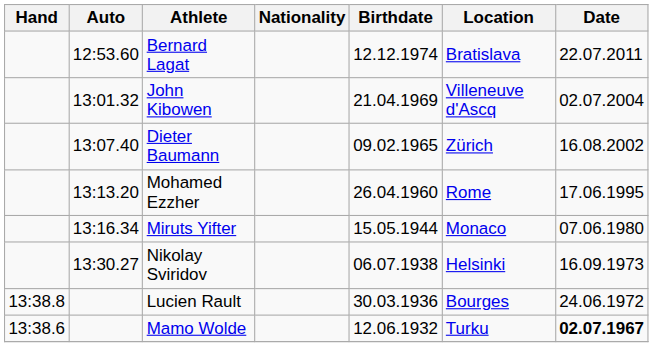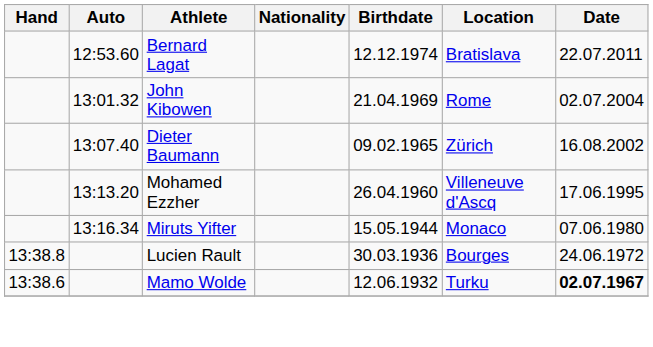(485, 100) Villeneuve d'Ascq -> (468, 100) Rome
(468, 192) Rome -> (485, 192) Villeneuve d'Ascq
- row: (177, 265)
